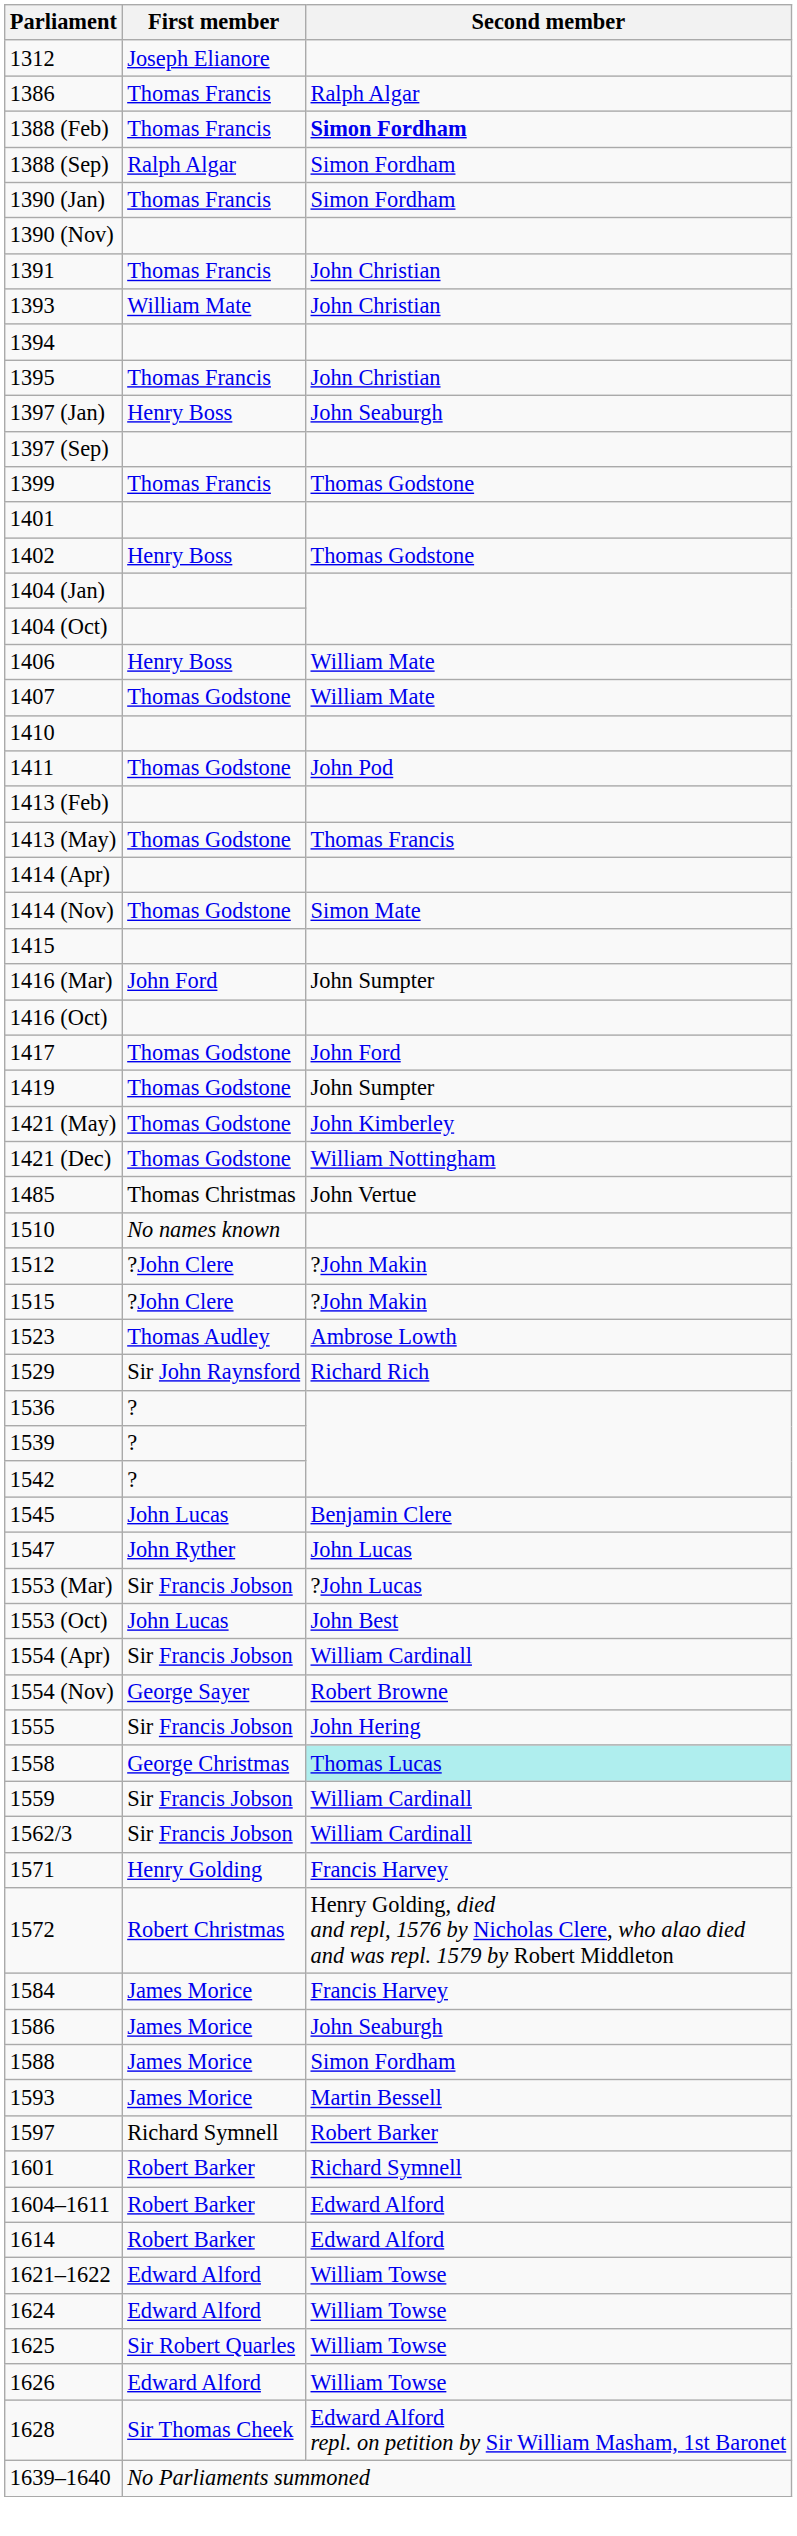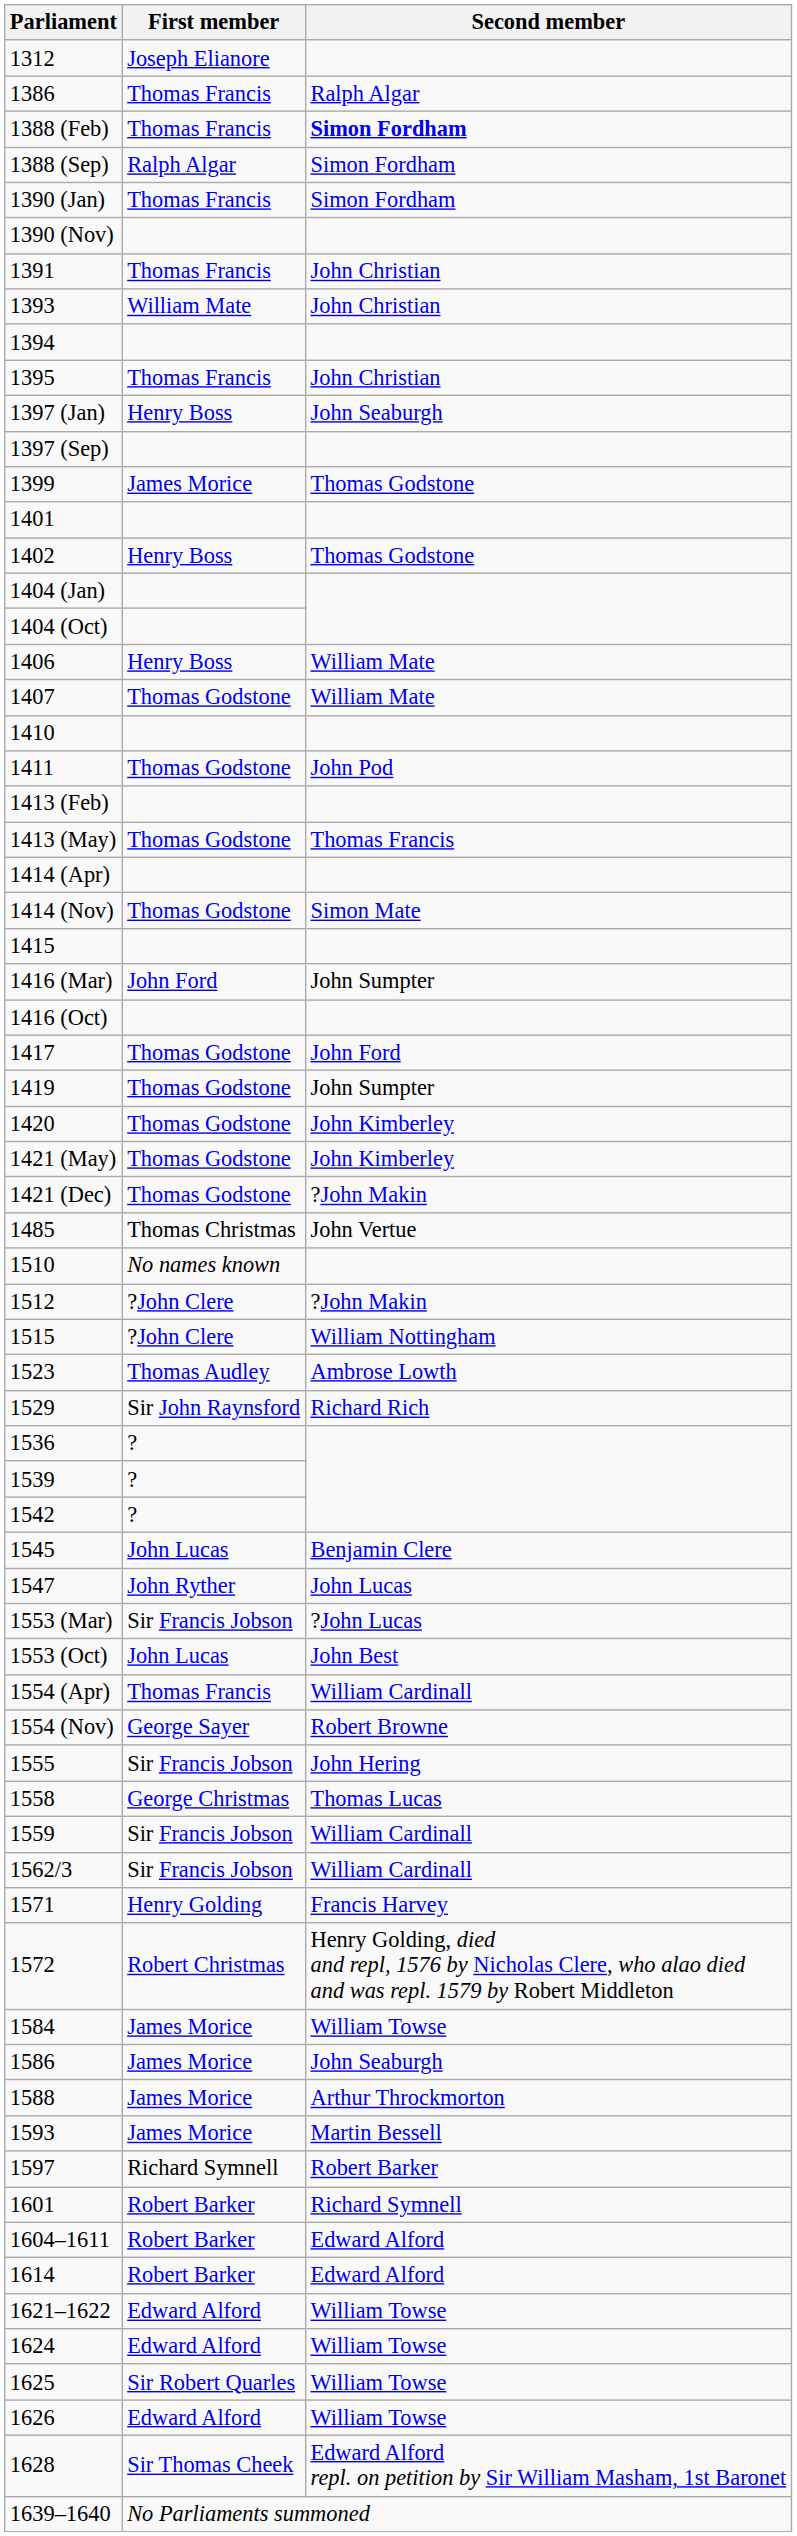(199, 484) Thomas Francis -> (190, 484) James Morice
+ row: (32, 1123)
(403, 1159) William Nottingham -> (369, 1194) ?John Makin
(369, 1301) ?John Makin -> (403, 1336) William Nottingham
(210, 1656) Sir Francis Jobson -> (199, 1691) Thomas Francis
(376, 1762) paleturquoise background -> (376, 1798) no background
(379, 1991) Francis Harvey -> (378, 2026) William Towse
(383, 2062) Simon Fordham -> (408, 2097) Arthur Throckmorton
